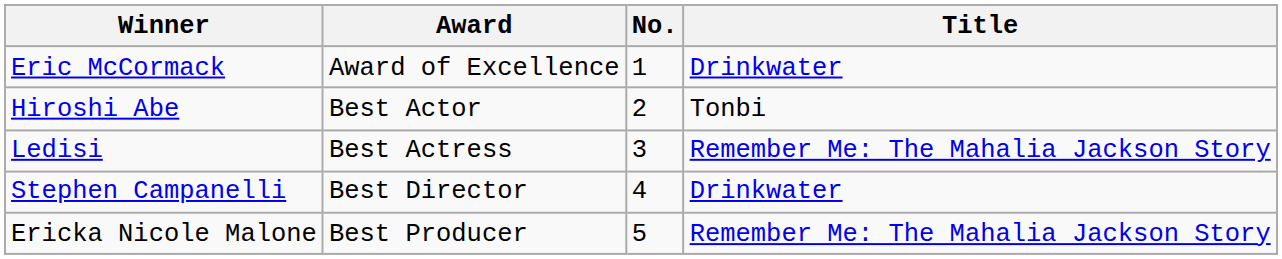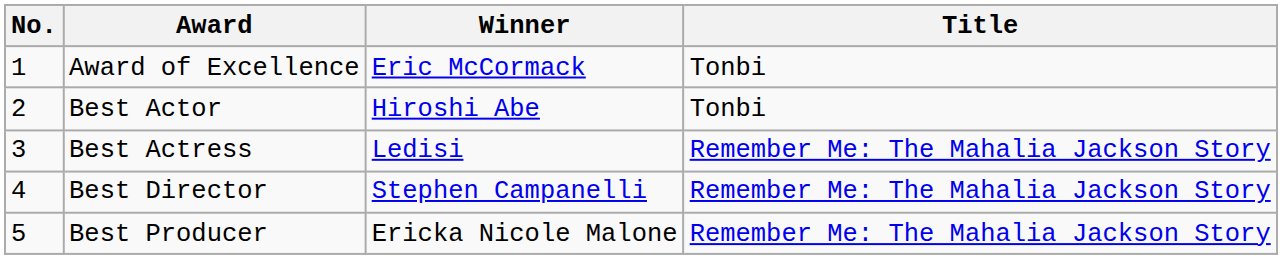columns swapped: (655, 26) <-> (164, 26)
(766, 67) Drinkwater -> (728, 67) Tonbi
(766, 192) Drinkwater -> (980, 192) Remember Me: The Mahalia Jackson Story
